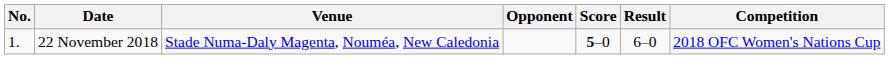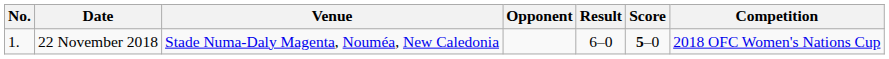columns swapped: (598, 16) <-> (645, 16)
